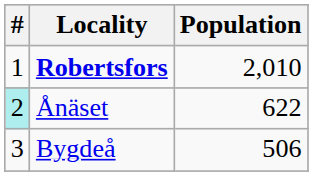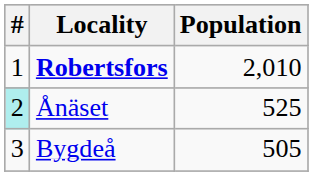(282, 107) 622 -> (282, 107) 525
(282, 149) 506 -> (282, 149) 505
